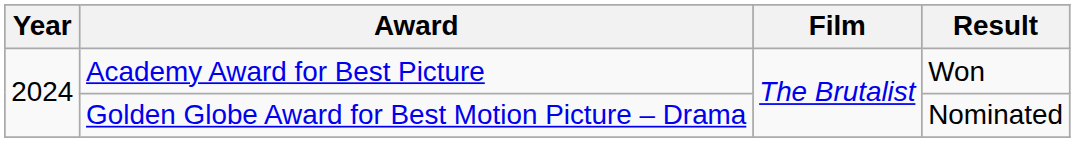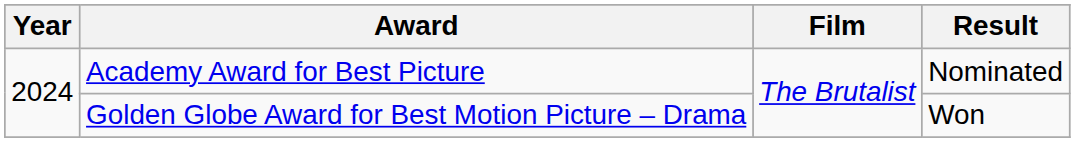(957, 70) Won -> (996, 70) Nominated
(996, 114) Nominated -> (957, 114) Won
